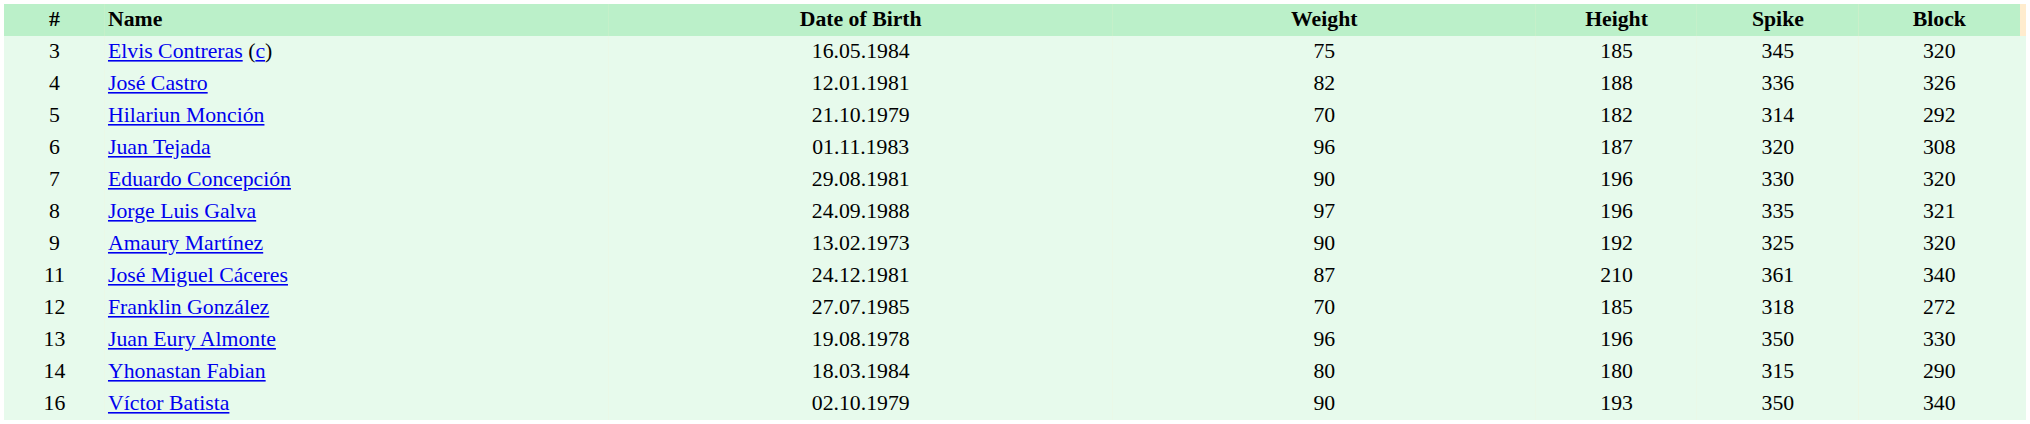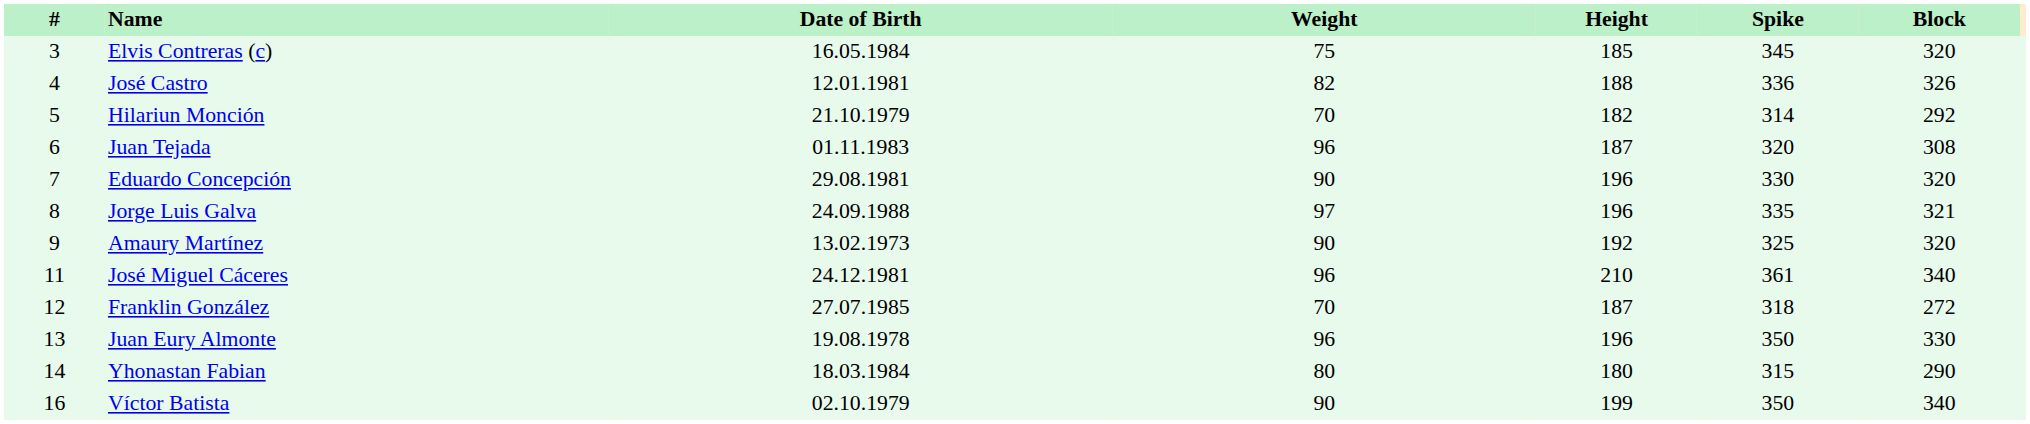(1324, 275) 87 -> (1324, 275) 96
(1617, 307) 185 -> (1617, 307) 187
(1617, 403) 193 -> (1617, 403) 199
